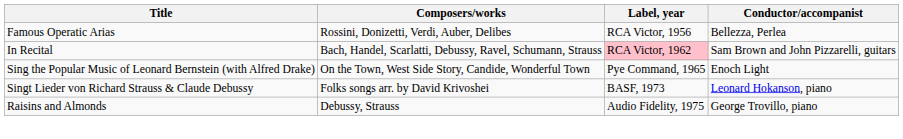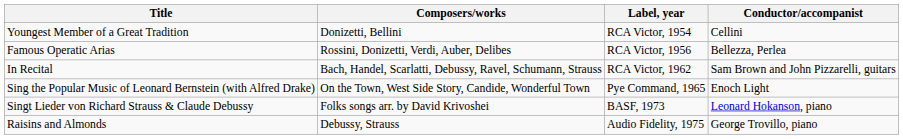+ row: (98, 32)
(649, 50) pink background -> (649, 69) no background
